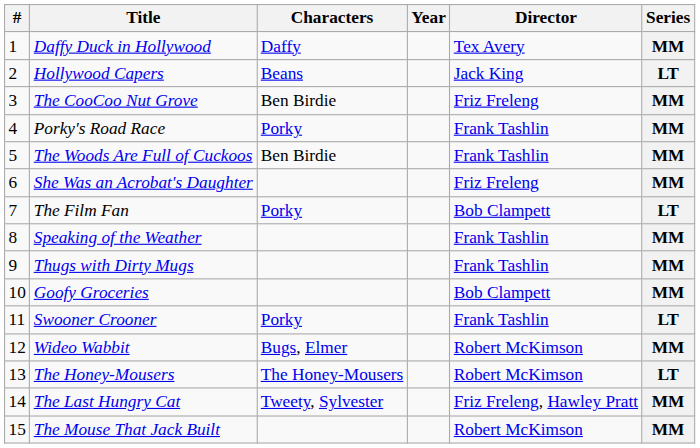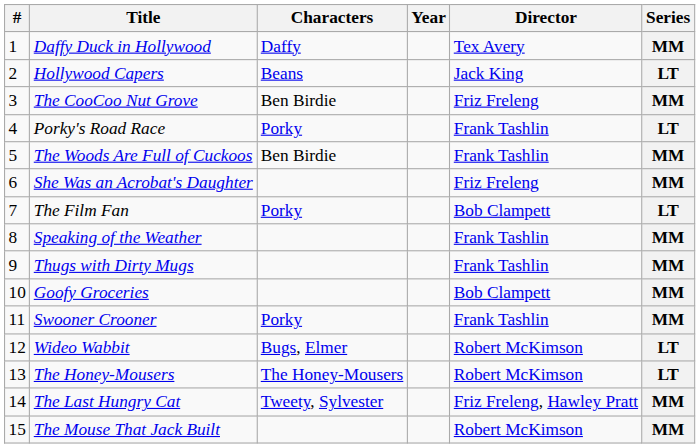(668, 127) MM -> (668, 127) LT
(668, 319) LT -> (668, 319) MM
(668, 347) MM -> (668, 347) LT
